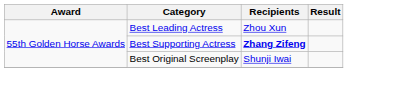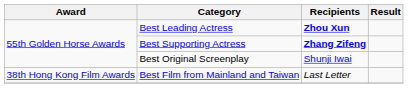(265, 28) normal -> (327, 28) bold
+ row: (219, 75)
